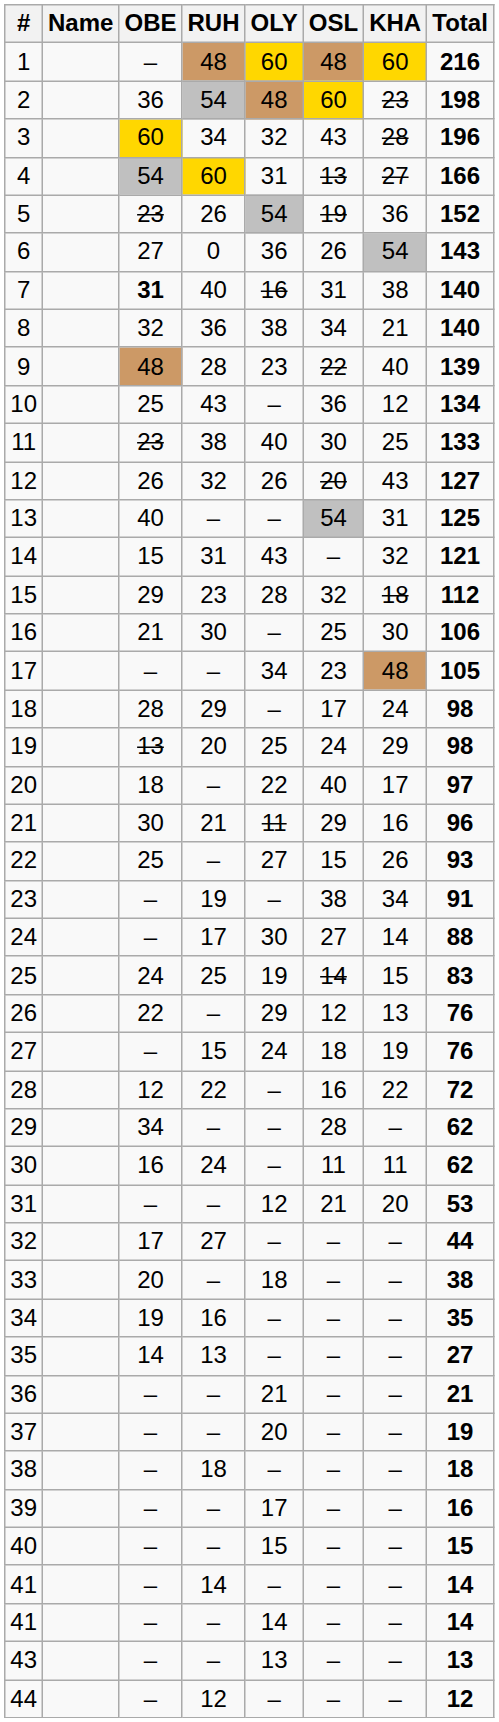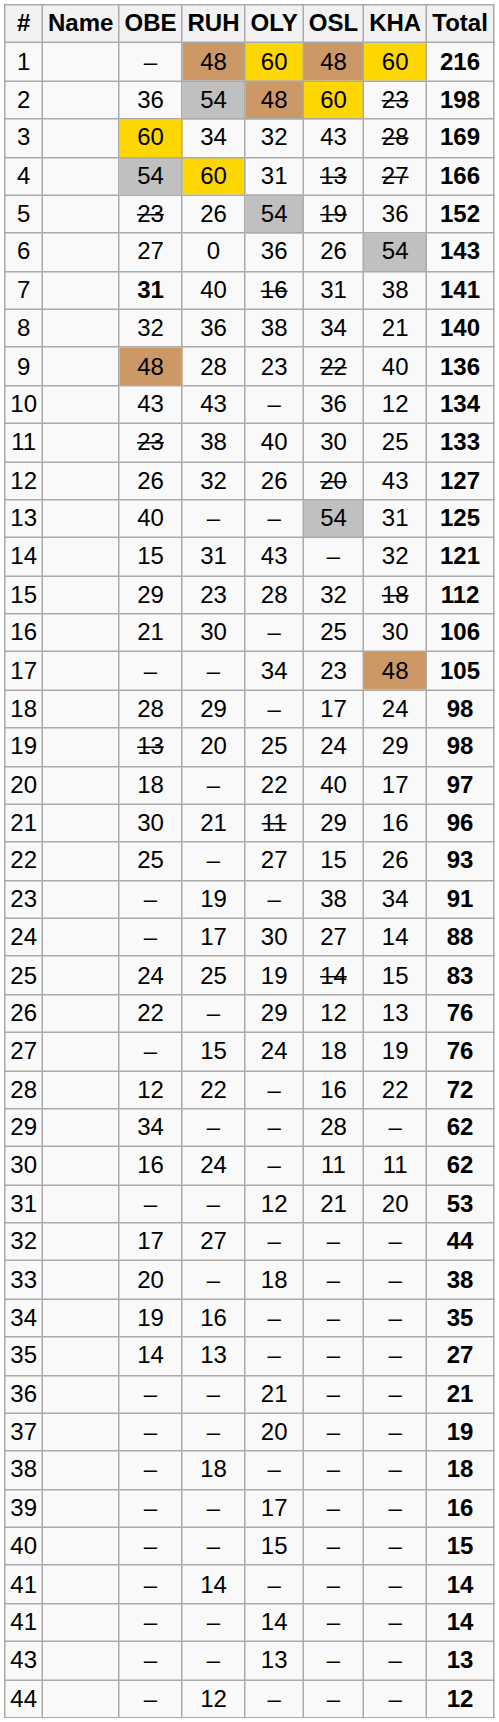(460, 137) 196 -> (460, 137) 169
(460, 289) 140 -> (460, 289) 141
(460, 366) 139 -> (460, 366) 136
(150, 404) 25 -> (150, 404) 43
